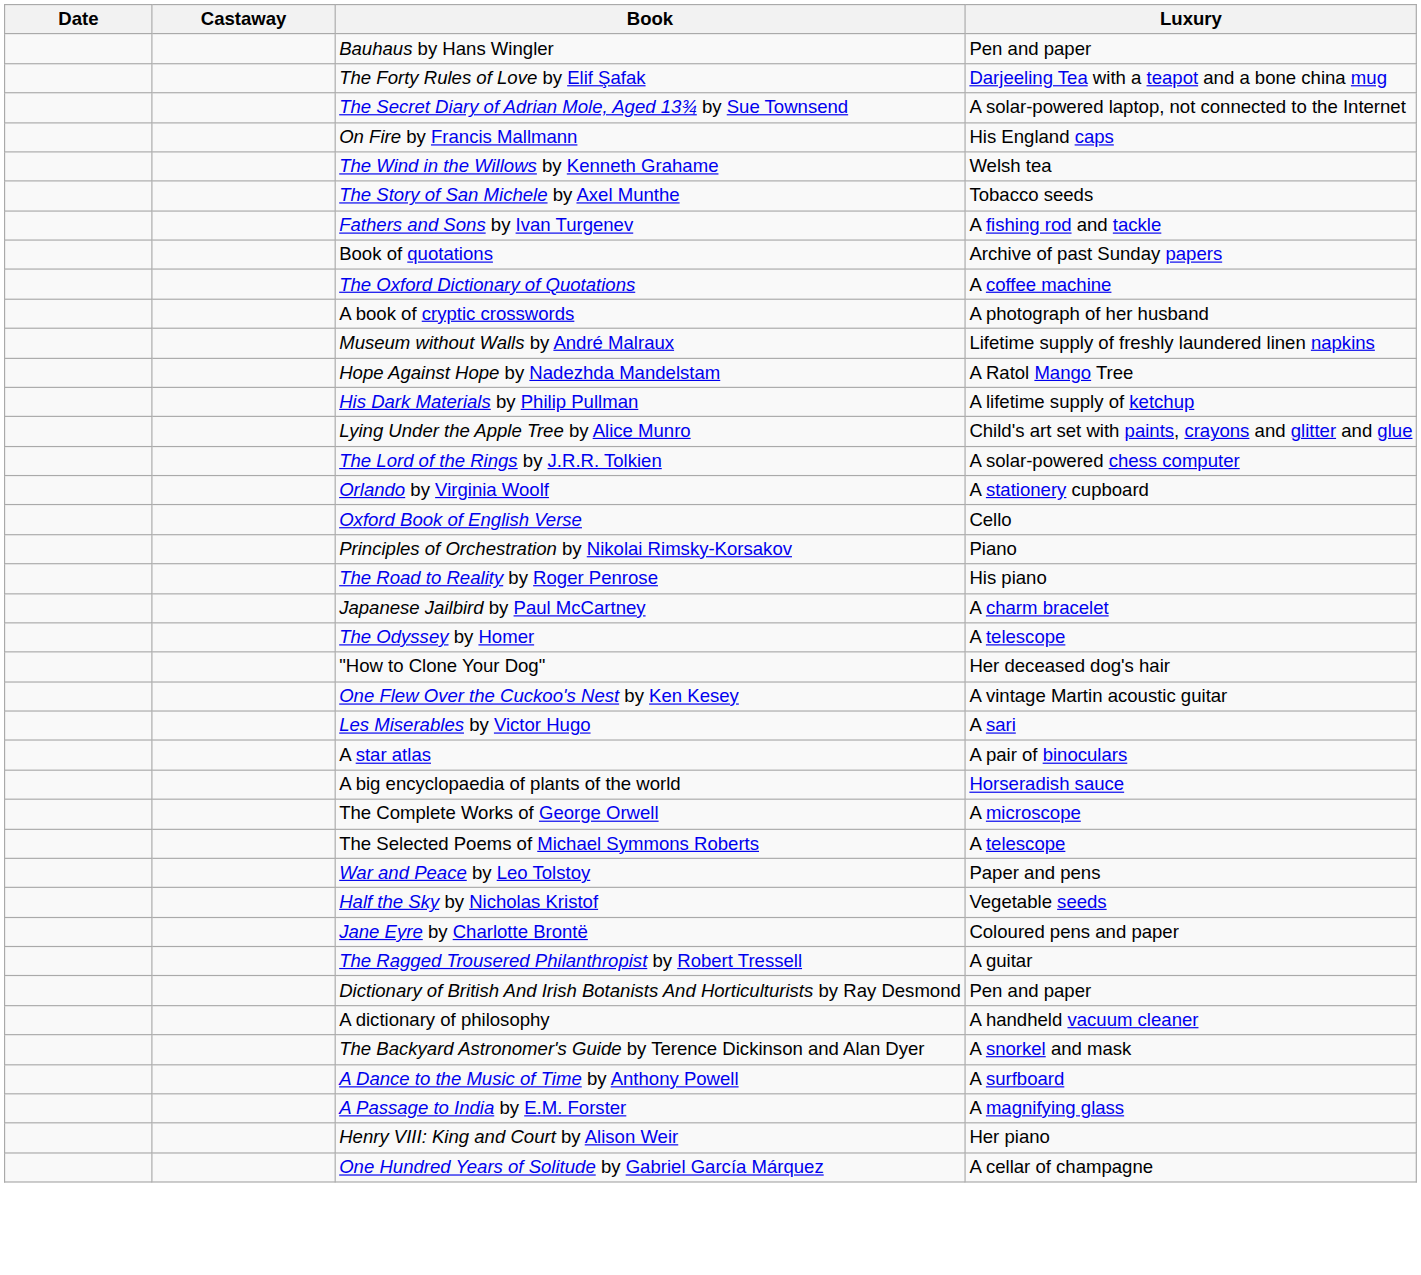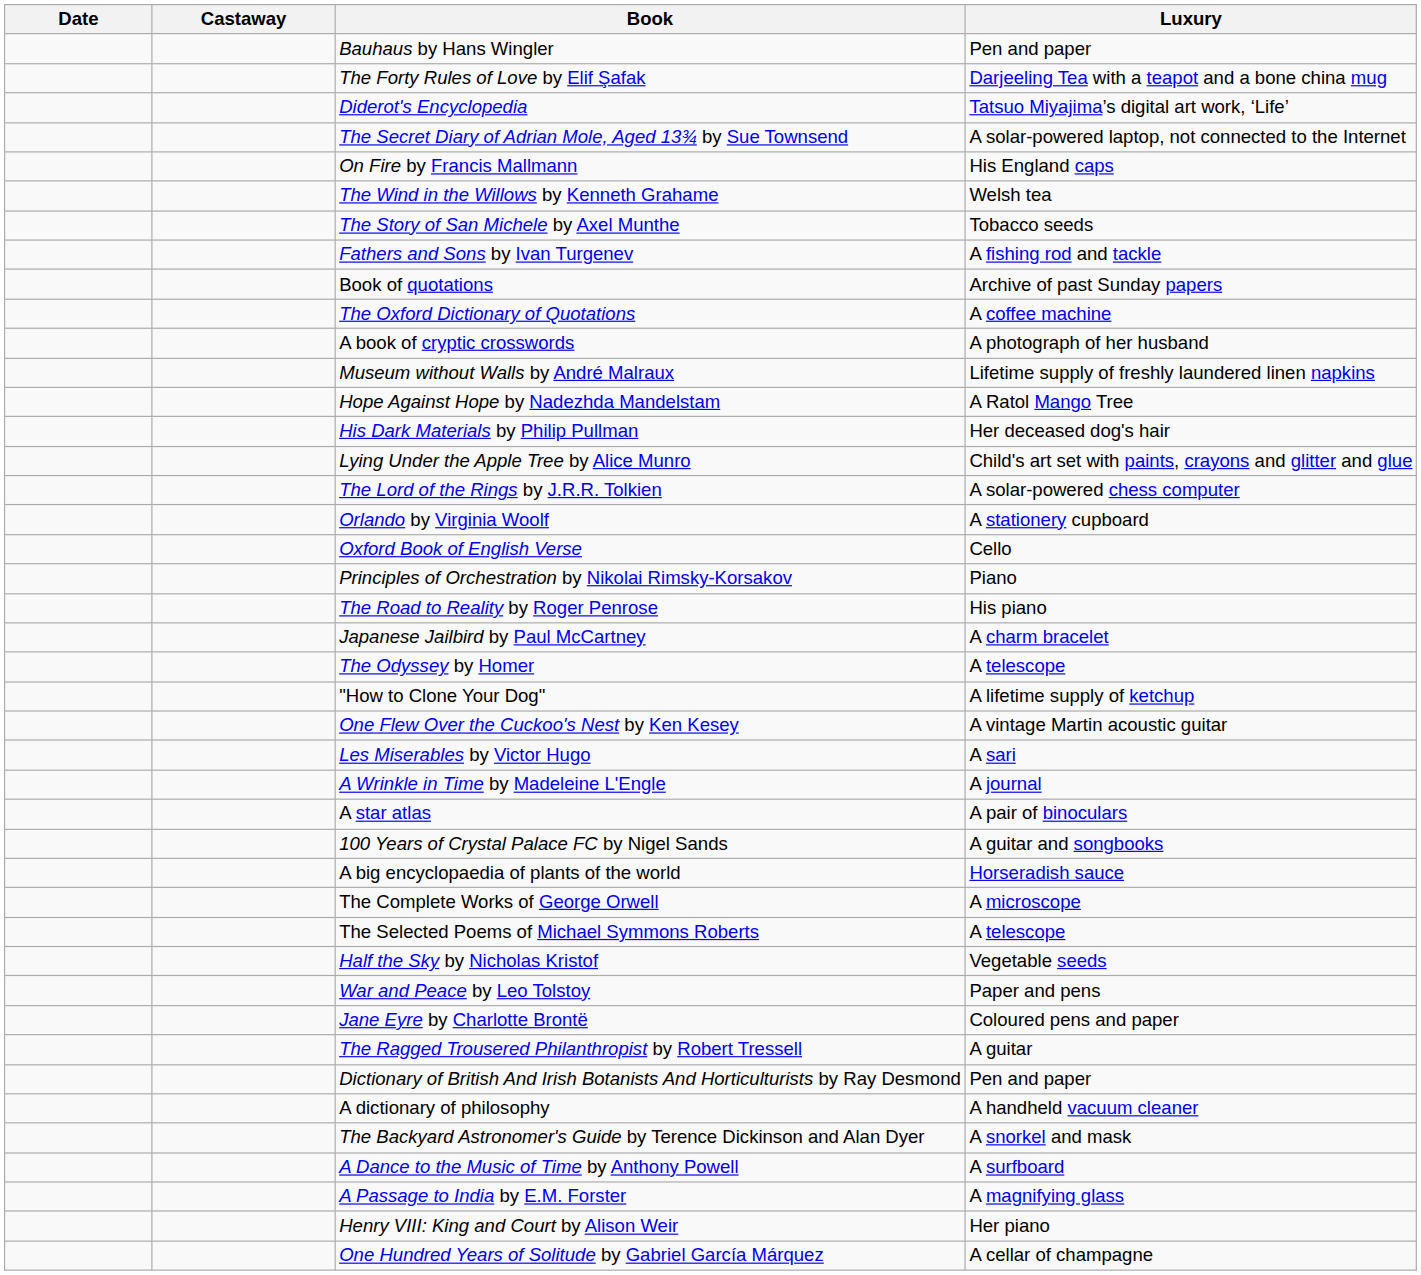+ row: (433, 107)
(1082, 401) A lifetime supply of ketchup -> (1070, 431) Her deceased dog's hair
(1070, 666) Her deceased dog's hair -> (1082, 696) A lifetime supply of ketchup
+ row: (502, 784)
+ row: (533, 843)
rows swapped: (465, 872) <-> (469, 902)
